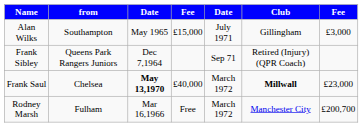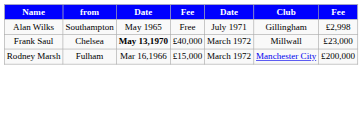(188, 32) £15,000 -> (188, 27) Free
(338, 32) £3,000 -> (338, 27) £2,998
- row: (26, 58)
(281, 84) bold -> (286, 42) normal
(188, 109) Free -> (188, 57) £15,000
(338, 109) £200,700 -> (338, 57) £200,000
